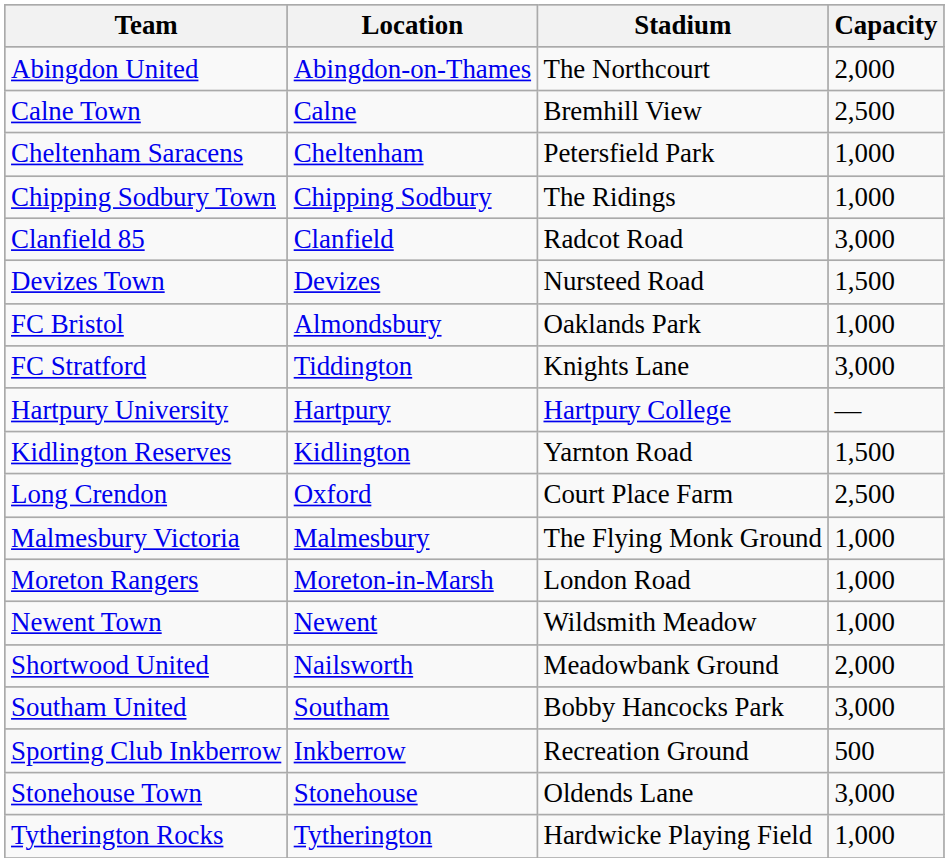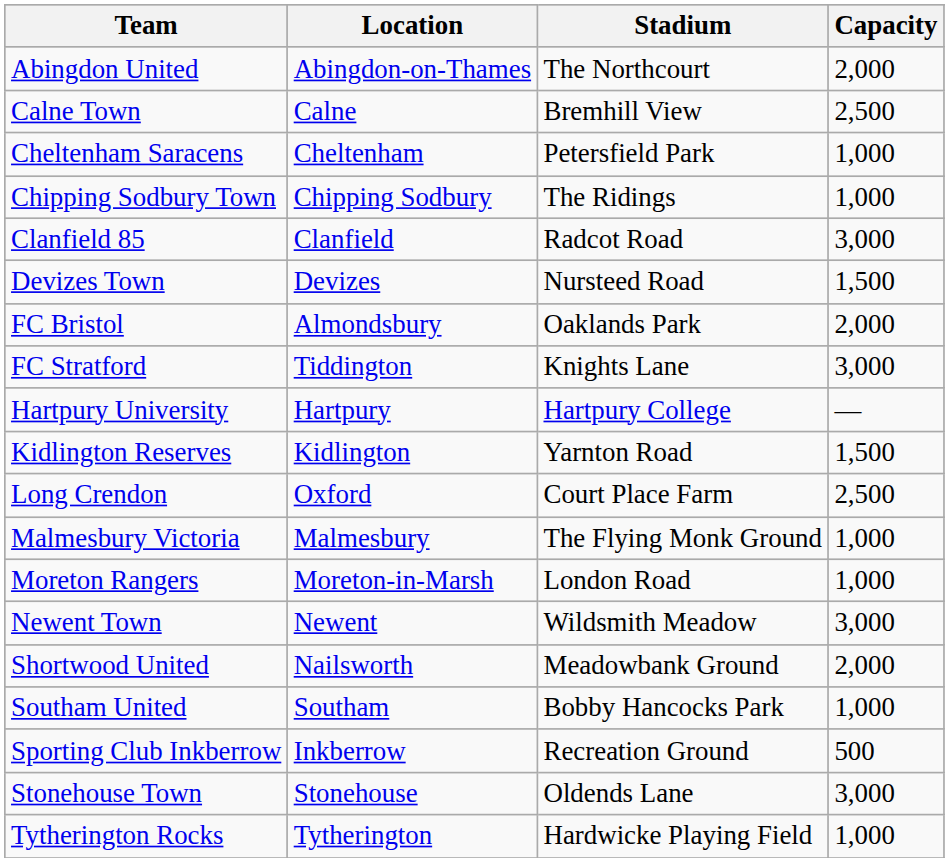(865, 324) 1,000 -> (865, 324) 2,000
(865, 622) 1,000 -> (865, 622) 3,000
(865, 707) 3,000 -> (865, 707) 1,000
